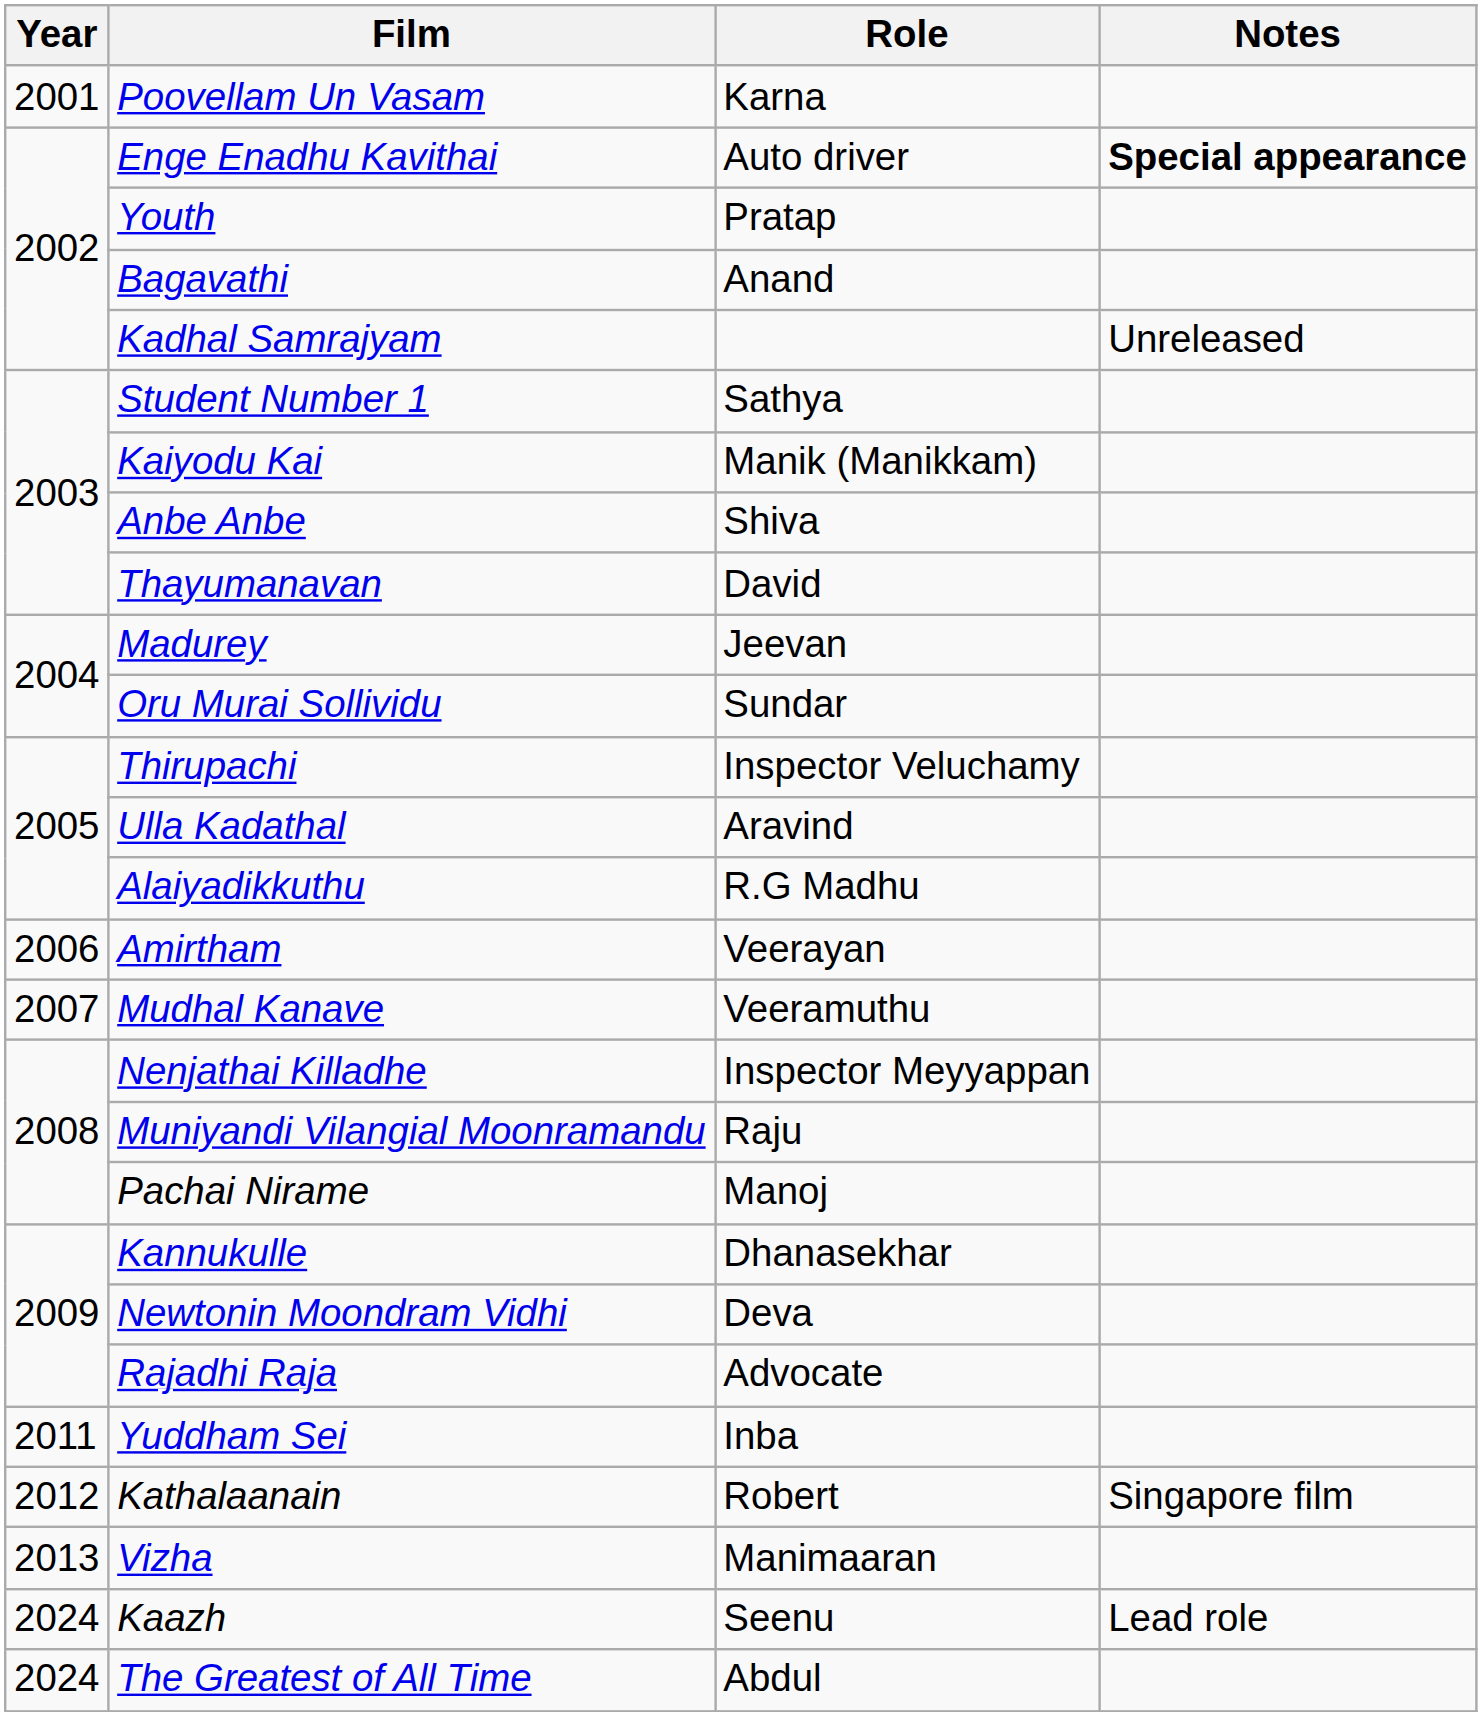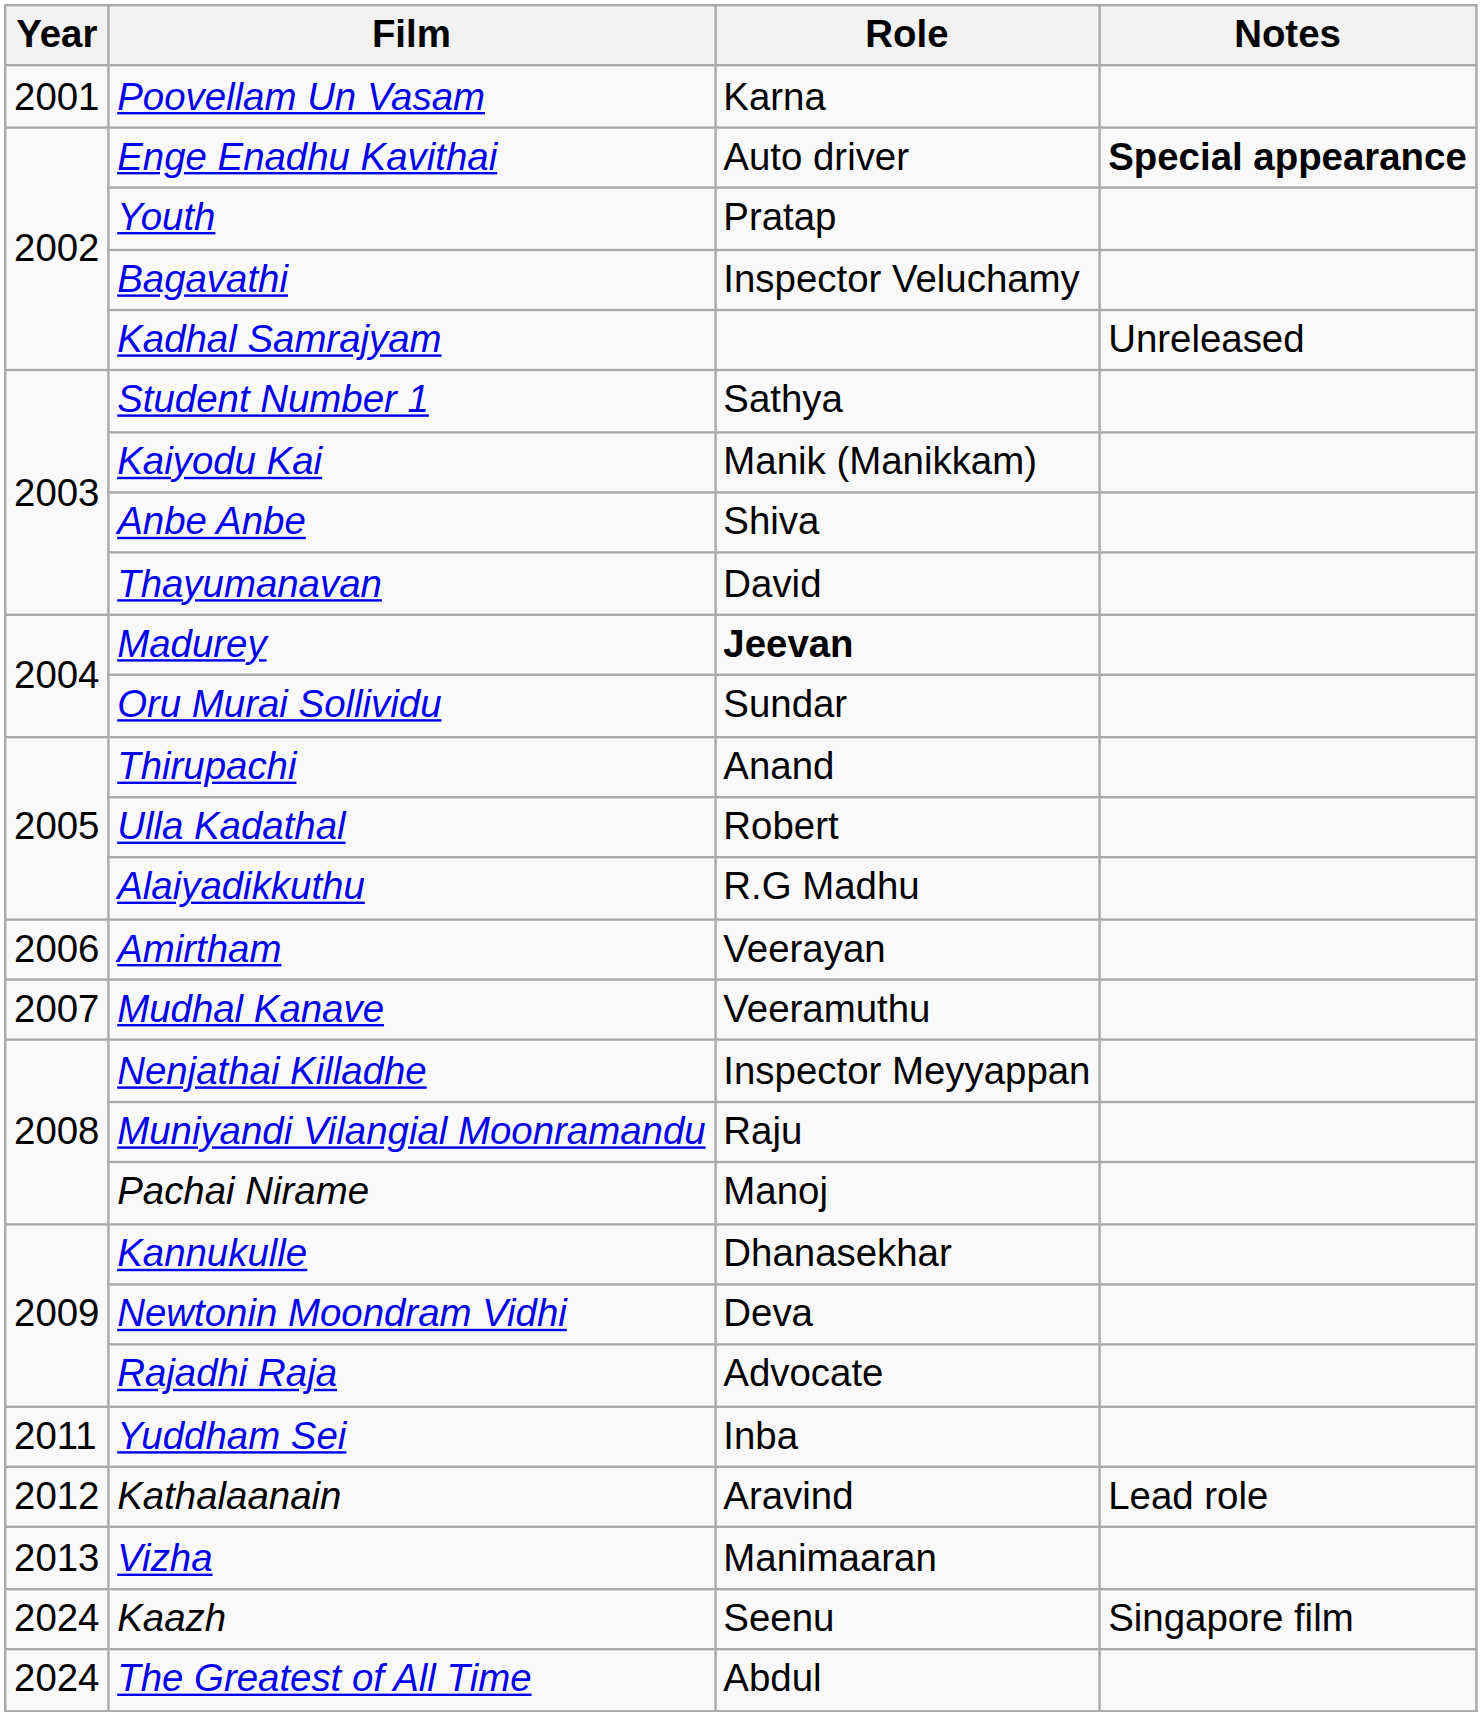(779, 278) Anand -> (902, 278) Inspector Veluchamy
(785, 643) normal -> (788, 643) bold
(902, 765) Inspector Veluchamy -> (779, 765) Anand
(788, 826) Aravind -> (781, 826) Robert
(781, 1496) Robert -> (788, 1496) Aravind
(1231, 1496) Singapore film -> (1188, 1496) Lead role
(1188, 1618) Lead role -> (1231, 1618) Singapore film
